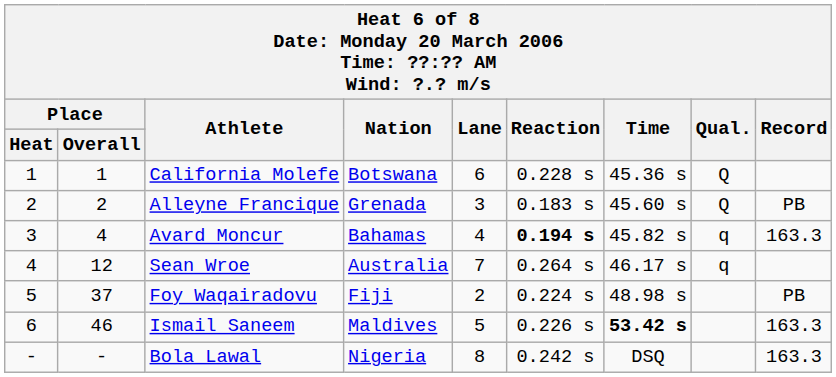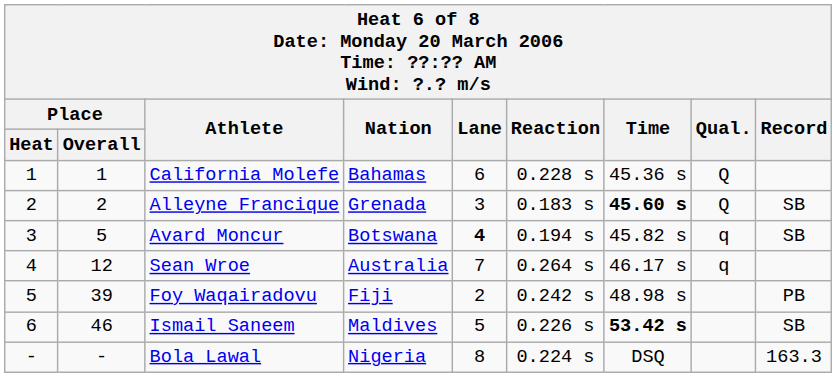(393, 175) Botswana -> (387, 175) Bahamas
(648, 205) normal -> (648, 205) bold
(794, 205) PB -> (794, 205) SB
(102, 236) 4 -> (102, 236) 5
(387, 236) Bahamas -> (393, 236) Botswana
(480, 236) normal -> (480, 236) bold
(555, 236) bold -> (555, 236) normal
(794, 236) 163.3 -> (794, 236) SB
(102, 296) 37 -> (102, 296) 39
(555, 296) 0.224 s -> (555, 296) 0.242 s
(794, 327) 163.3 -> (794, 327) SB
(555, 357) 0.242 s -> (555, 357) 0.224 s
